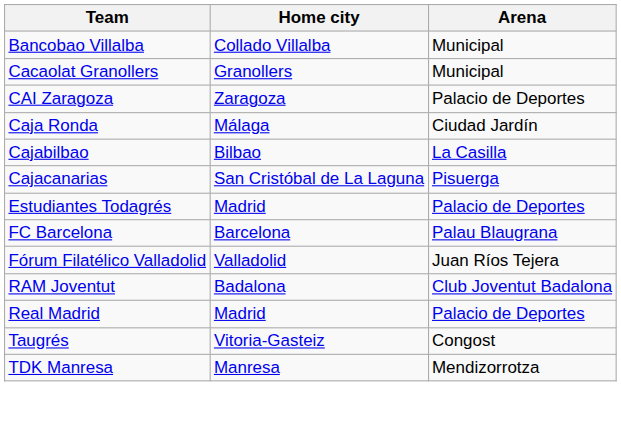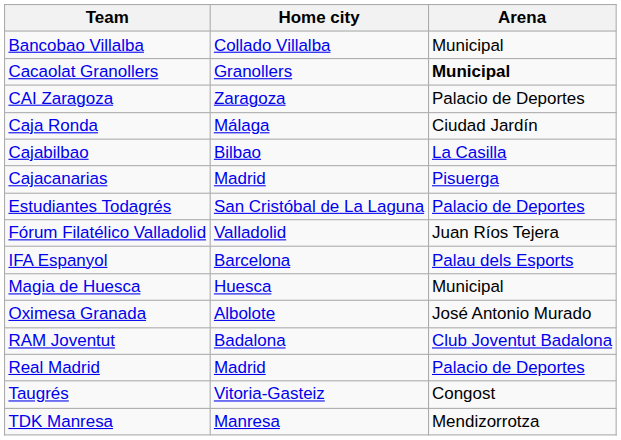(468, 71) normal -> (471, 71) bold
(319, 179) San Cristóbal de La Laguna -> (240, 179) Madrid
(240, 206) Madrid -> (319, 206) San Cristóbal de La Laguna
- row: (60, 233)
+ row: (58, 260)
+ row: (74, 286)
+ row: (77, 313)
